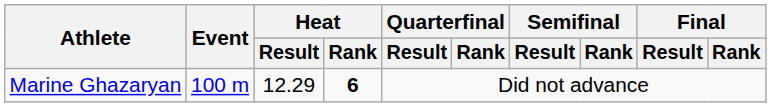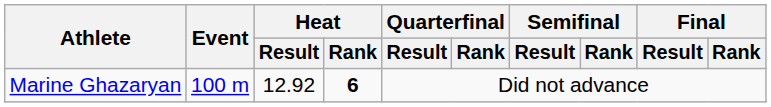(289, 86) 12.29 -> (289, 86) 12.92
